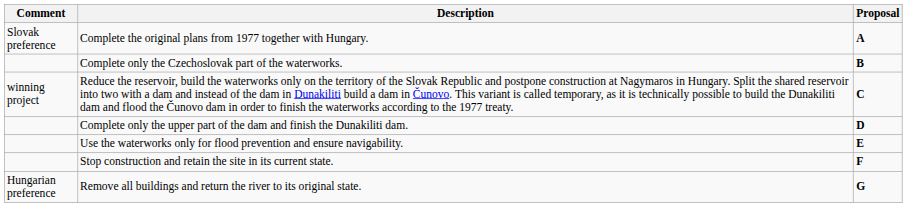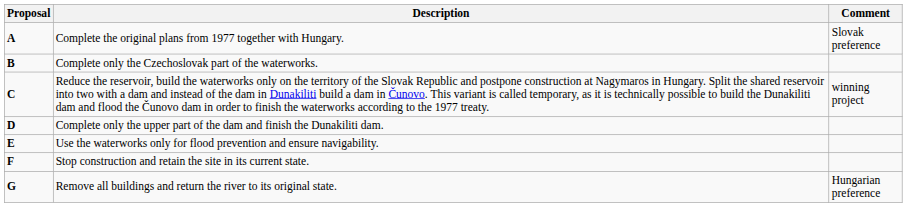columns swapped: (878, 13) <-> (41, 13)
